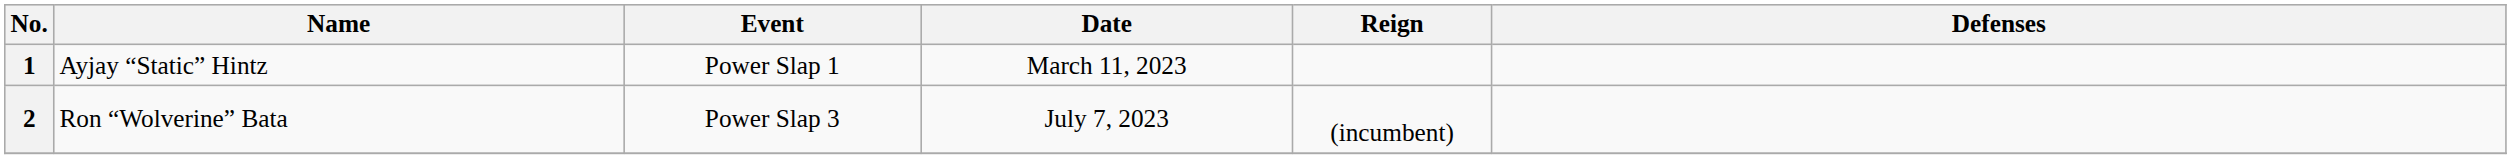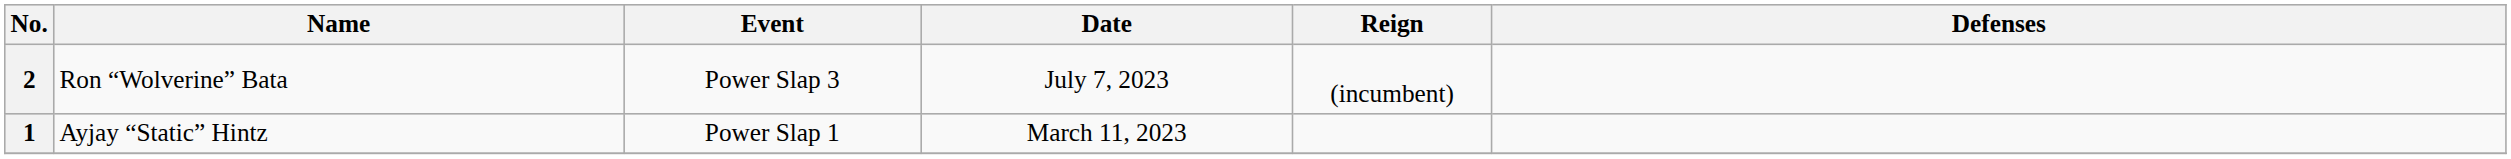rows swapped: (29, 64) <-> (29, 118)
